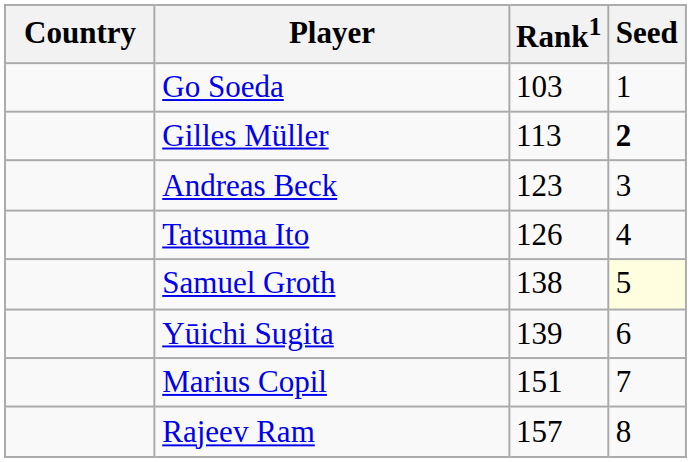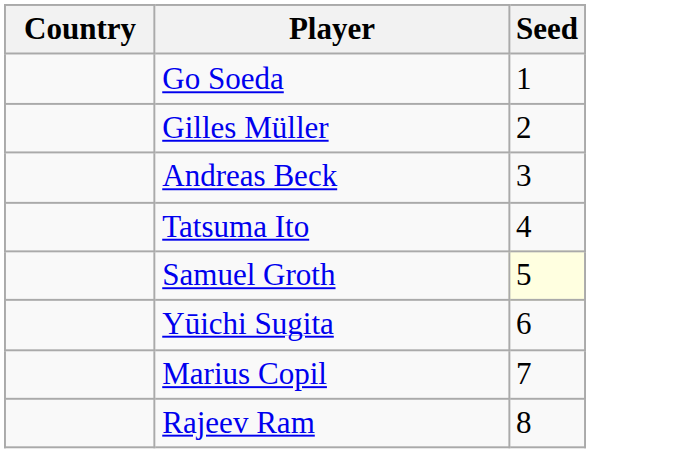- column: (559, 33)
(624, 135) bold -> (524, 127) normal
